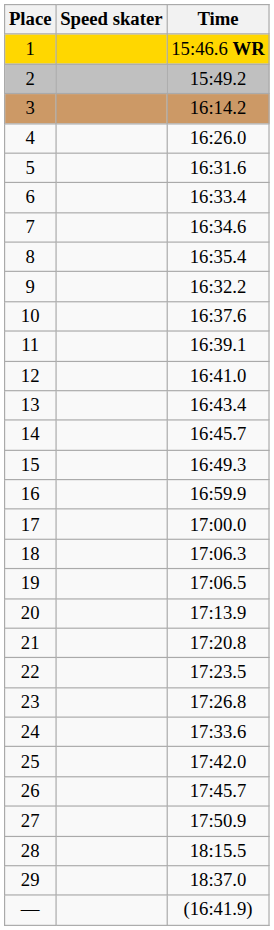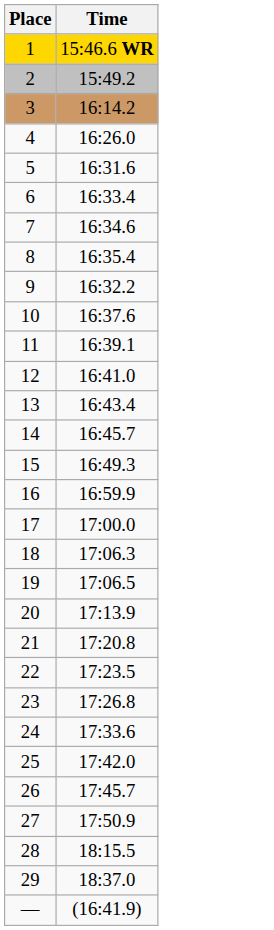- column: (111, 19)
